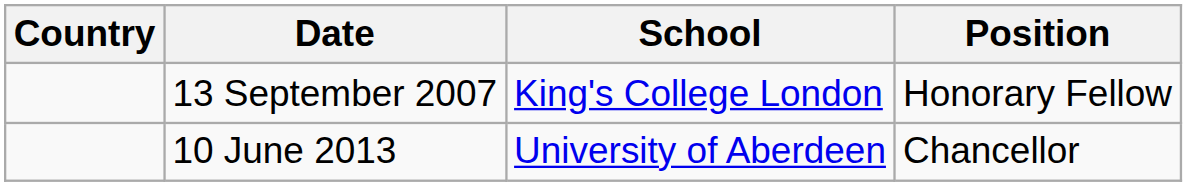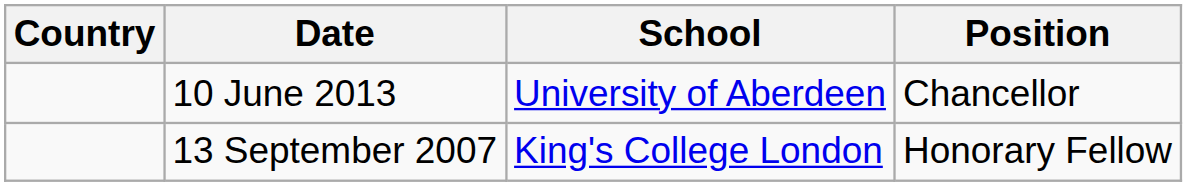rows swapped: (335, 92) <-> (284, 151)
